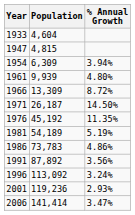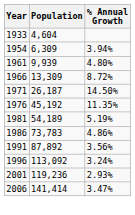- row: (17, 49)
